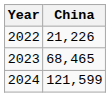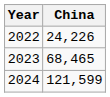(70, 37) 21,226 -> (70, 37) 24,226
